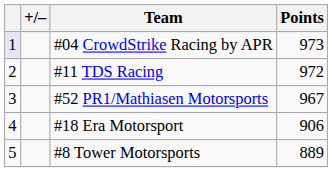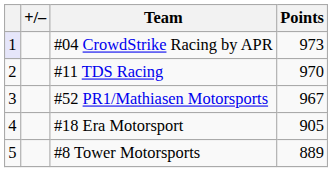(312, 72) 972 -> (312, 72) 970
(312, 126) 906 -> (312, 126) 905
